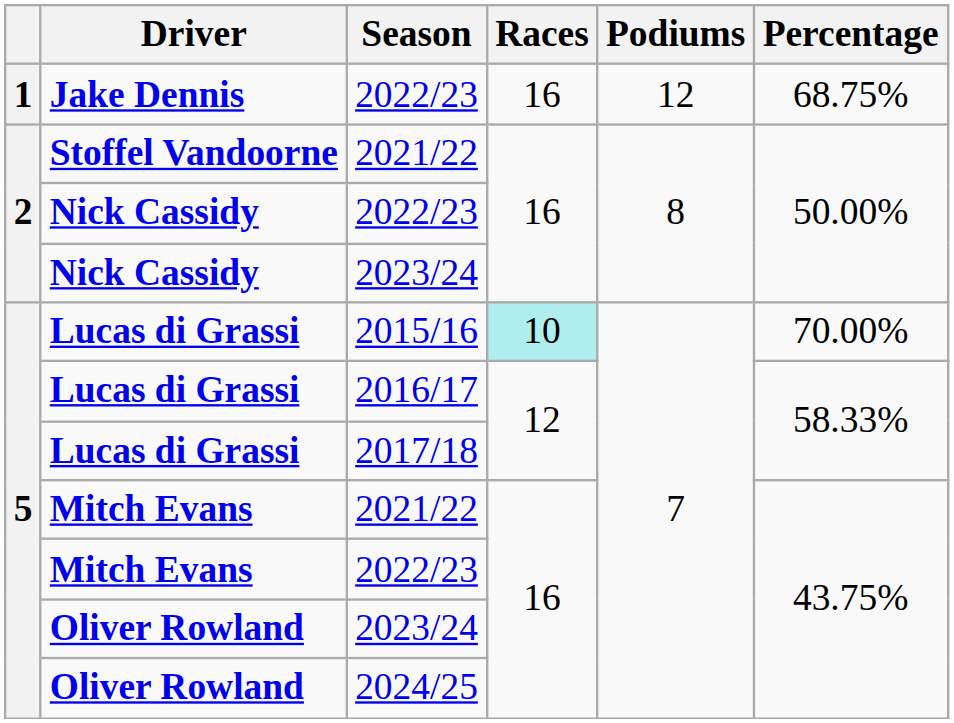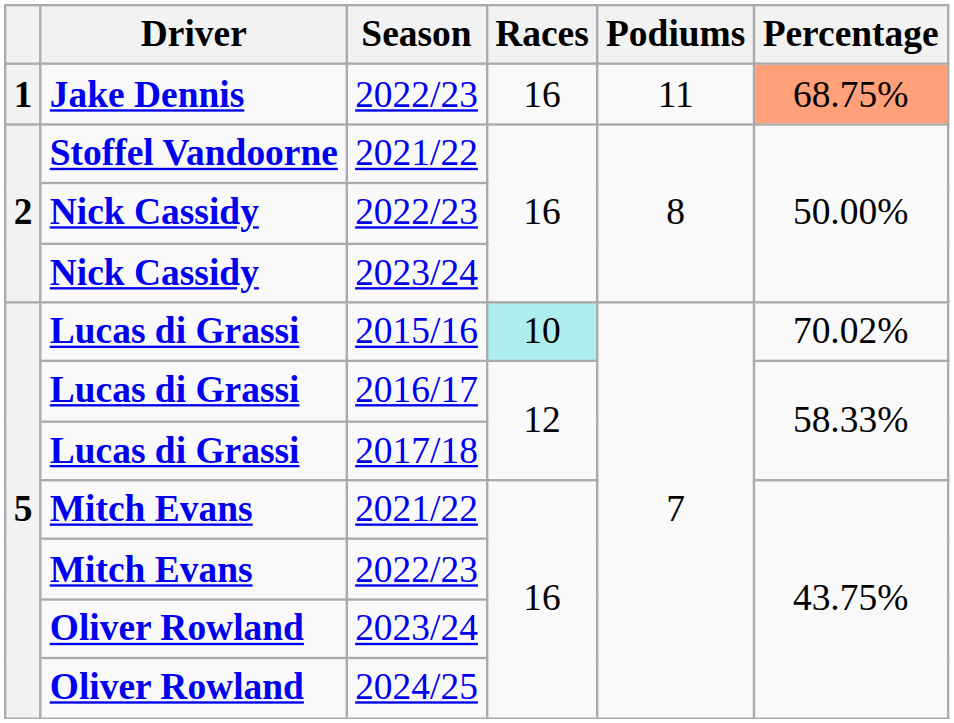(676, 93) 12 -> (676, 93) 11
(851, 93) no background -> (851, 93) lightsalmon background
(851, 331) 70.00% -> (851, 331) 70.02%
